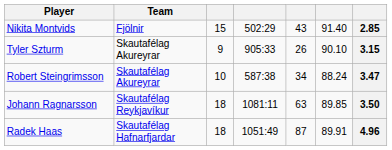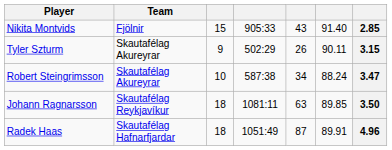(260, 28) 502:29 -> (260, 28) 905:33
(260, 50) 905:33 -> (260, 50) 502:29
(334, 50) 90.10 -> (334, 50) 90.11
